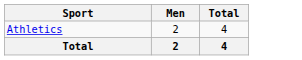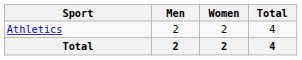+ column: (224, 13)
